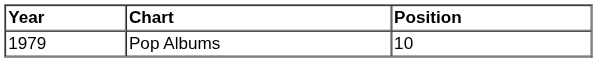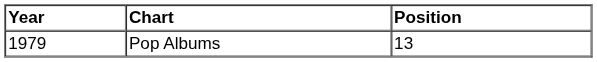(404, 43) 10 -> (404, 43) 13
